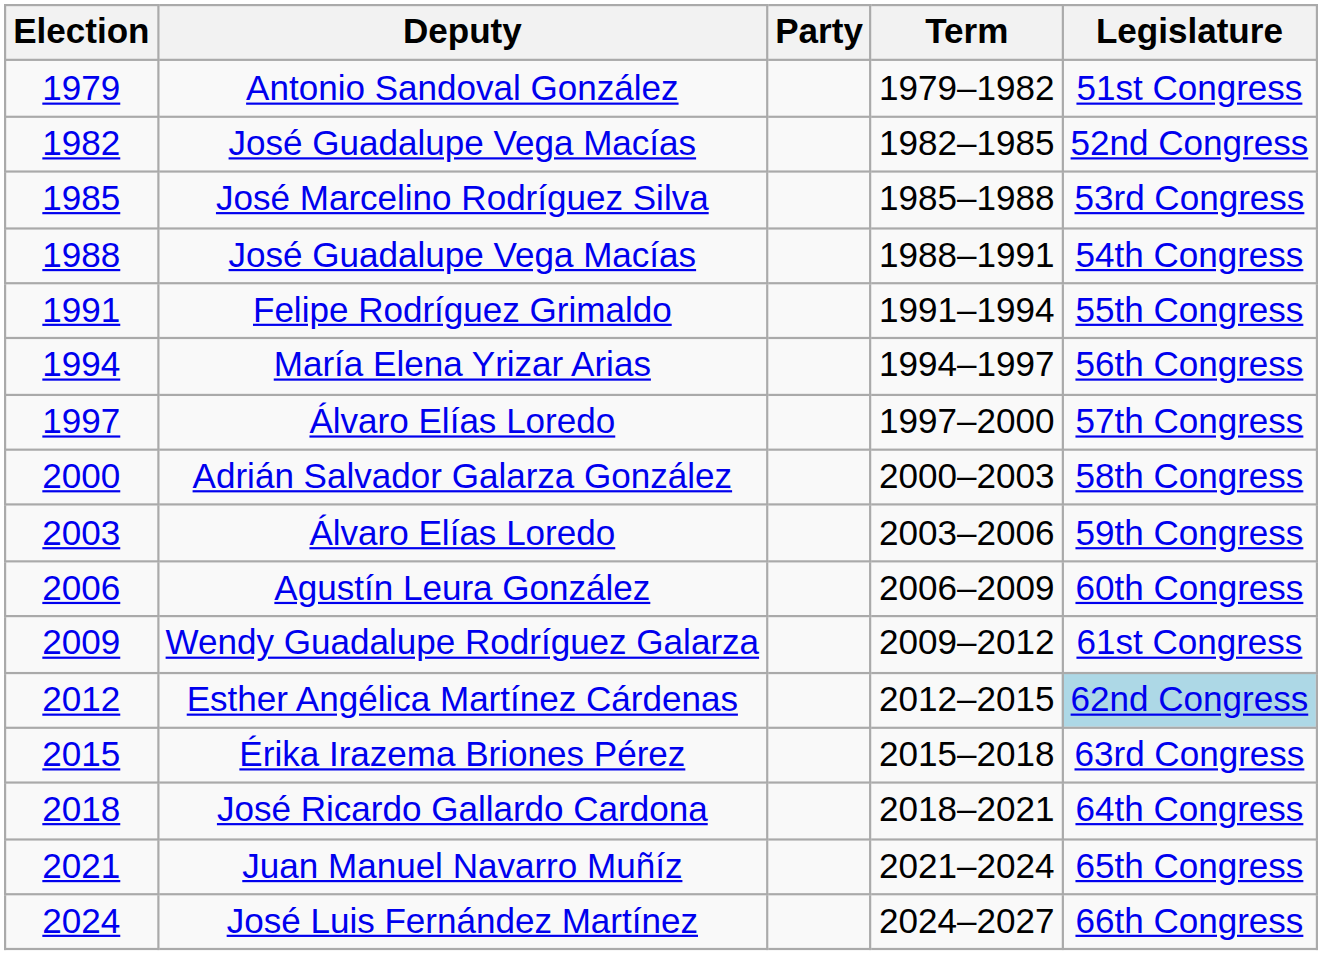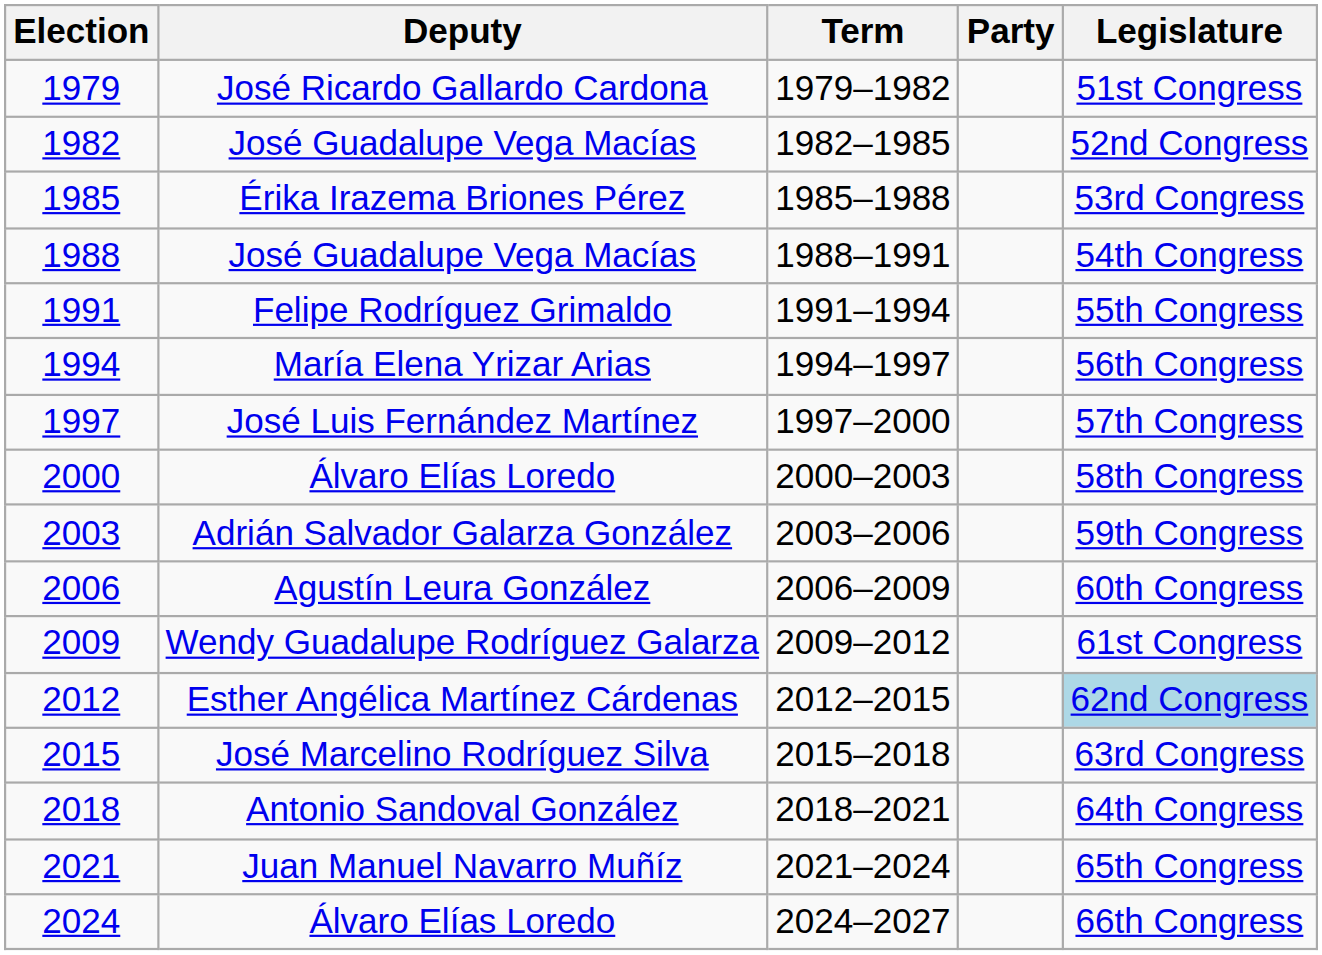columns swapped: (819, 32) <-> (967, 32)
(462, 87) Antonio Sandoval González -> (462, 87) José Ricardo Gallardo Cardona
(462, 198) José Marcelino Rodríguez Silva -> (462, 198) Érika Irazema Briones Pérez
(462, 421) Álvaro Elías Loredo -> (462, 421) José Luis Fernández Martínez
(462, 476) Adrián Salvador Galarza González -> (462, 476) Álvaro Elías Loredo
(462, 532) Álvaro Elías Loredo -> (462, 532) Adrián Salvador Galarza González
(462, 754) Érika Irazema Briones Pérez -> (462, 754) José Marcelino Rodríguez Silva
(462, 810) José Ricardo Gallardo Cardona -> (462, 810) Antonio Sandoval González
(462, 921) José Luis Fernández Martínez -> (462, 921) Álvaro Elías Loredo
